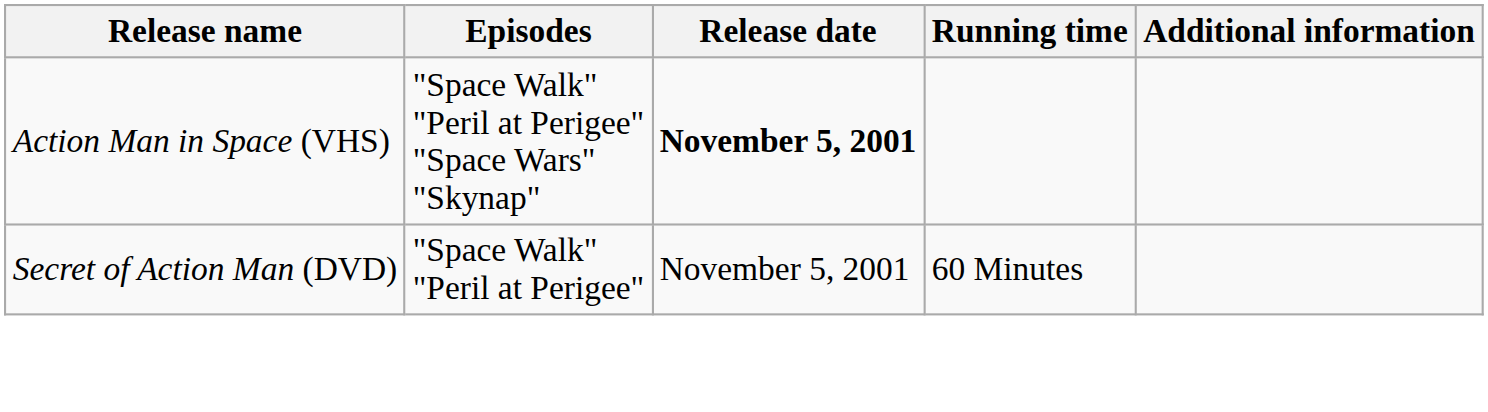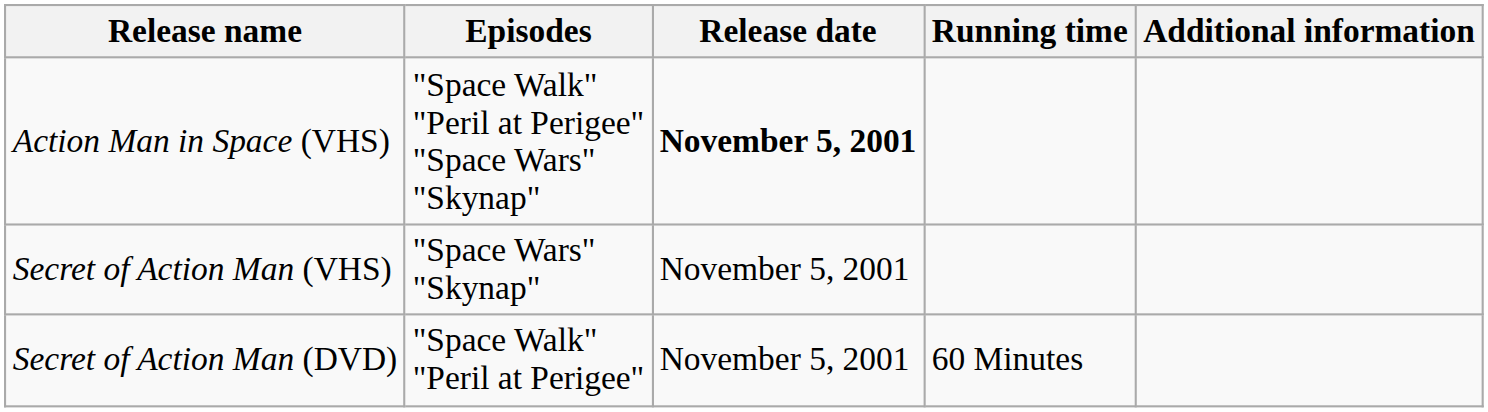+ row: (202, 268)
